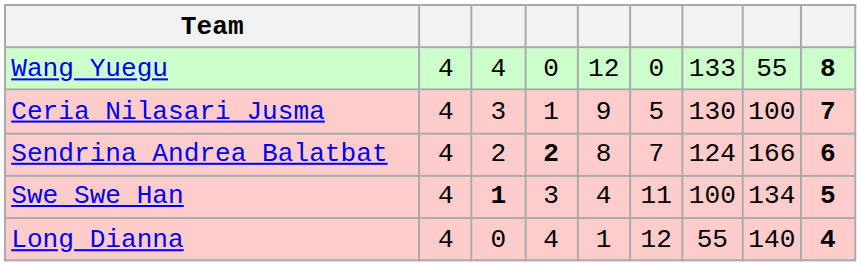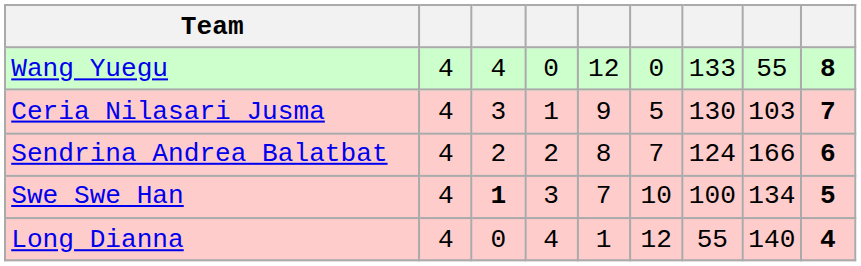(772, 111) 100 -> (772, 111) 103
(551, 154) bold -> (551, 154) normal
(604, 197) 4 -> (604, 197) 7
(656, 197) 11 -> (656, 197) 10
